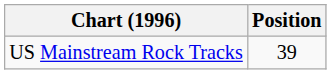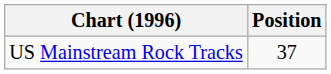(287, 52) 39 -> (287, 52) 37
